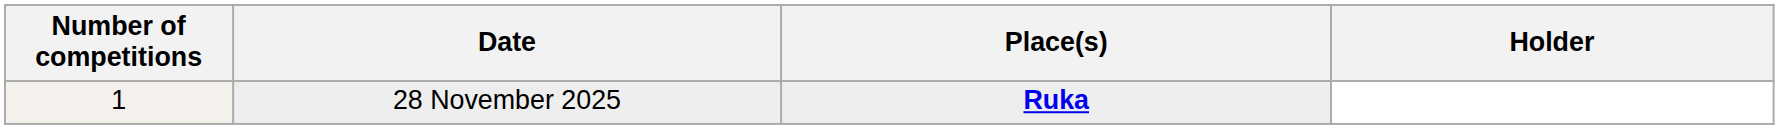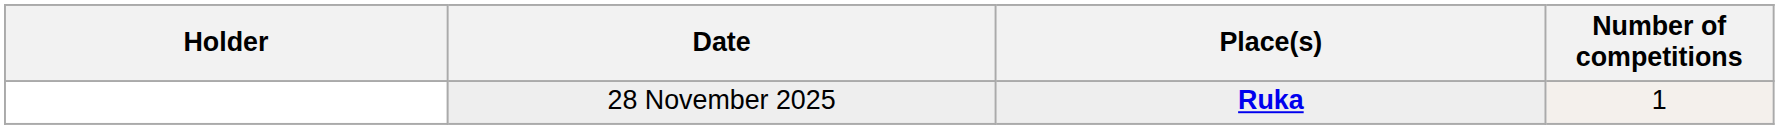columns swapped: (1552, 41) <-> (119, 41)
